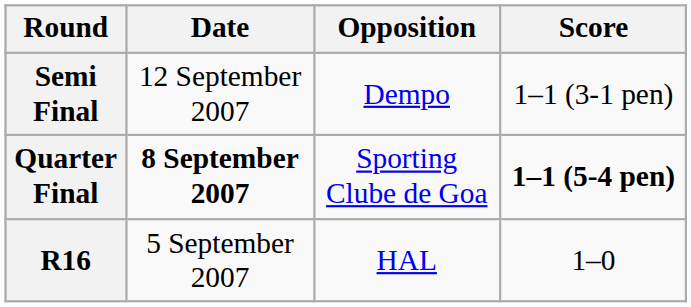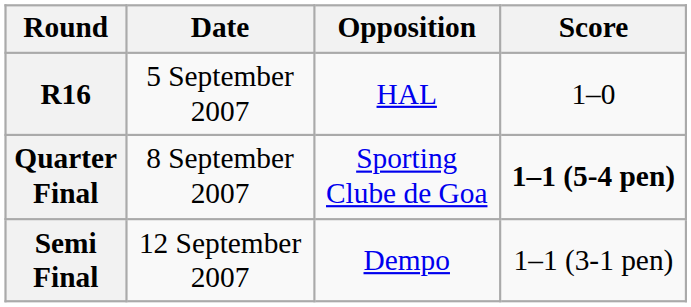rows swapped: (66, 259) <-> (66, 93)
(220, 176) bold -> (220, 176) normal
